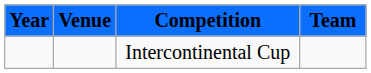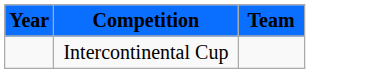- column: (85, 20)
